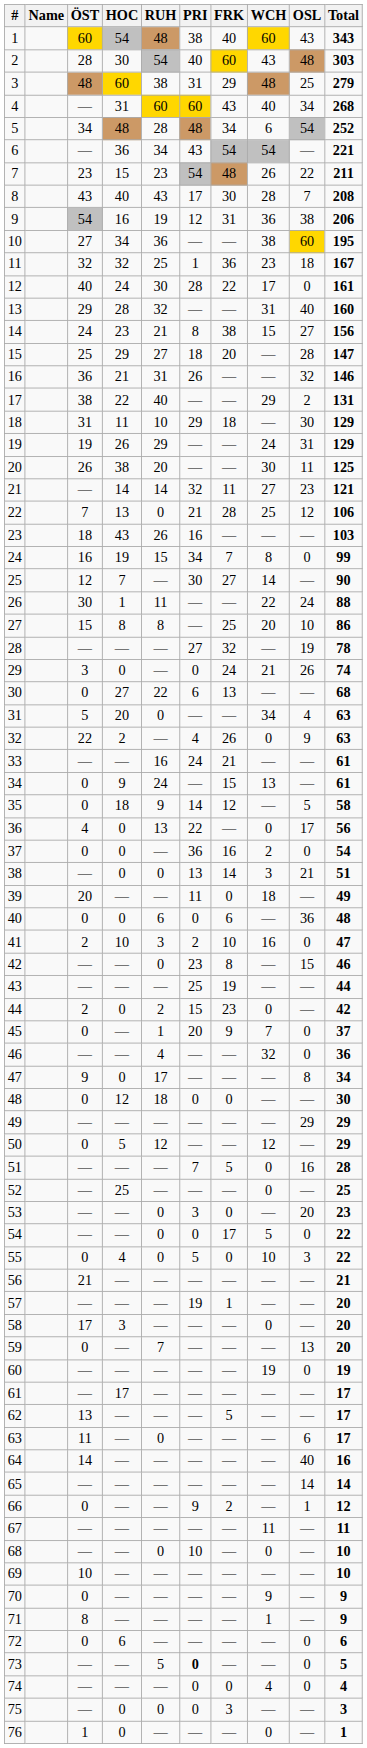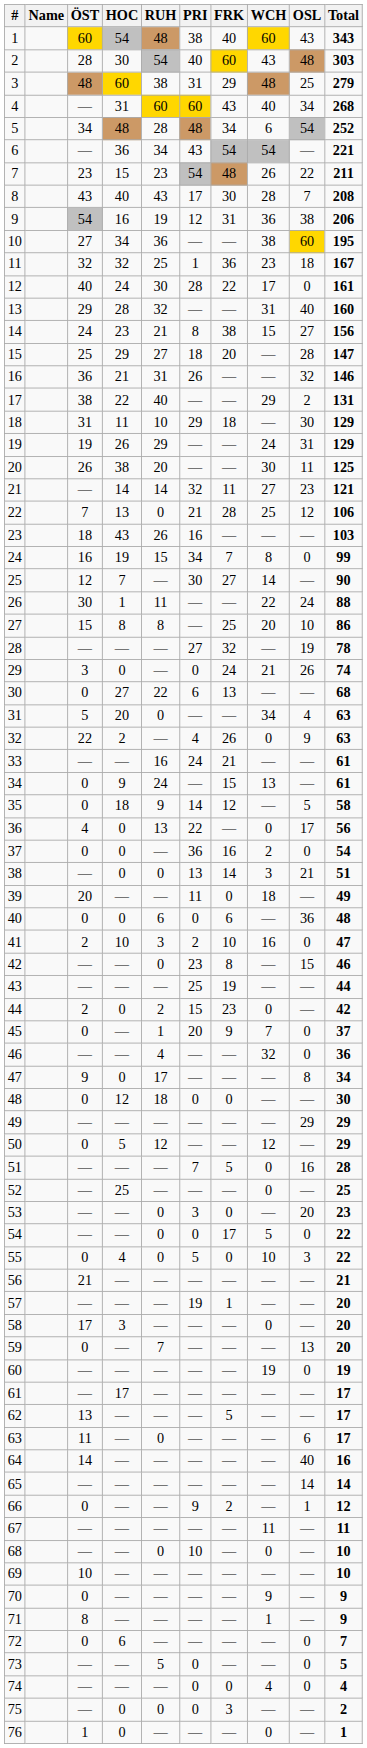(343, 1641) 6 -> (343, 1641) 7
(195, 1664) bold -> (195, 1664) normal
(343, 1709) 3 -> (343, 1709) 2
